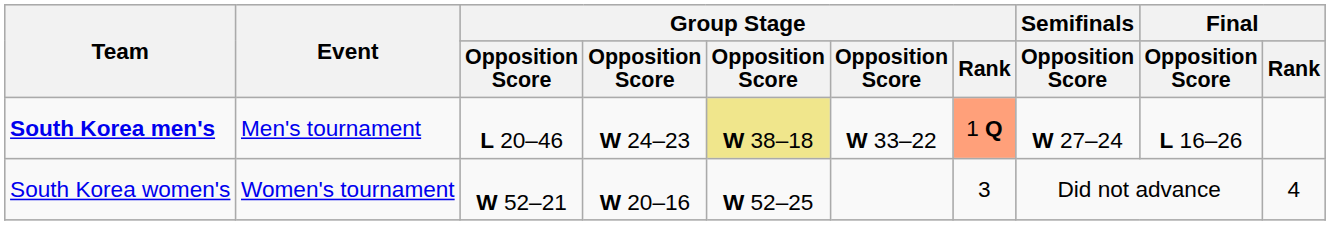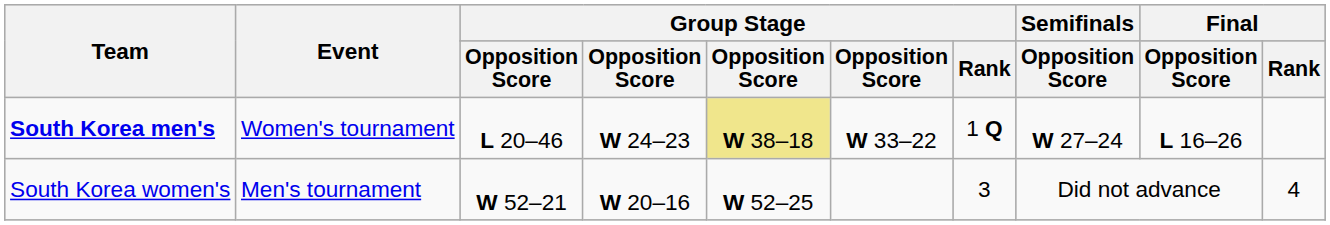(331, 129) Men's tournament -> (348, 129) Women's tournament
(984, 129) lightsalmon background -> (984, 129) no background
(348, 189) Women's tournament -> (331, 189) Men's tournament
